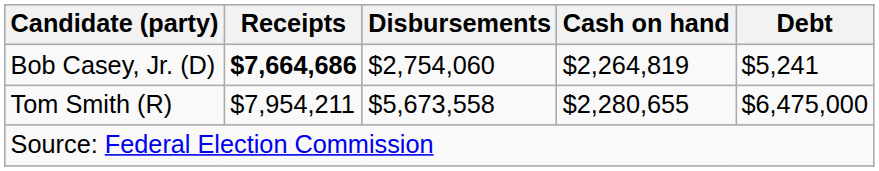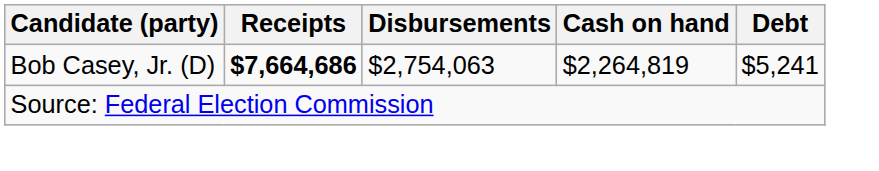(432, 64) $2,754,060 -> (432, 64) $2,754,063
- row: (91, 104)
